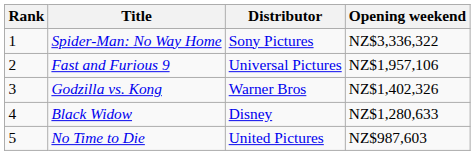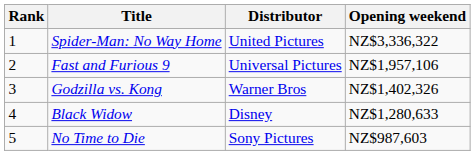(271, 41) Sony Pictures -> (276, 41) United Pictures
(276, 138) United Pictures -> (271, 138) Sony Pictures
